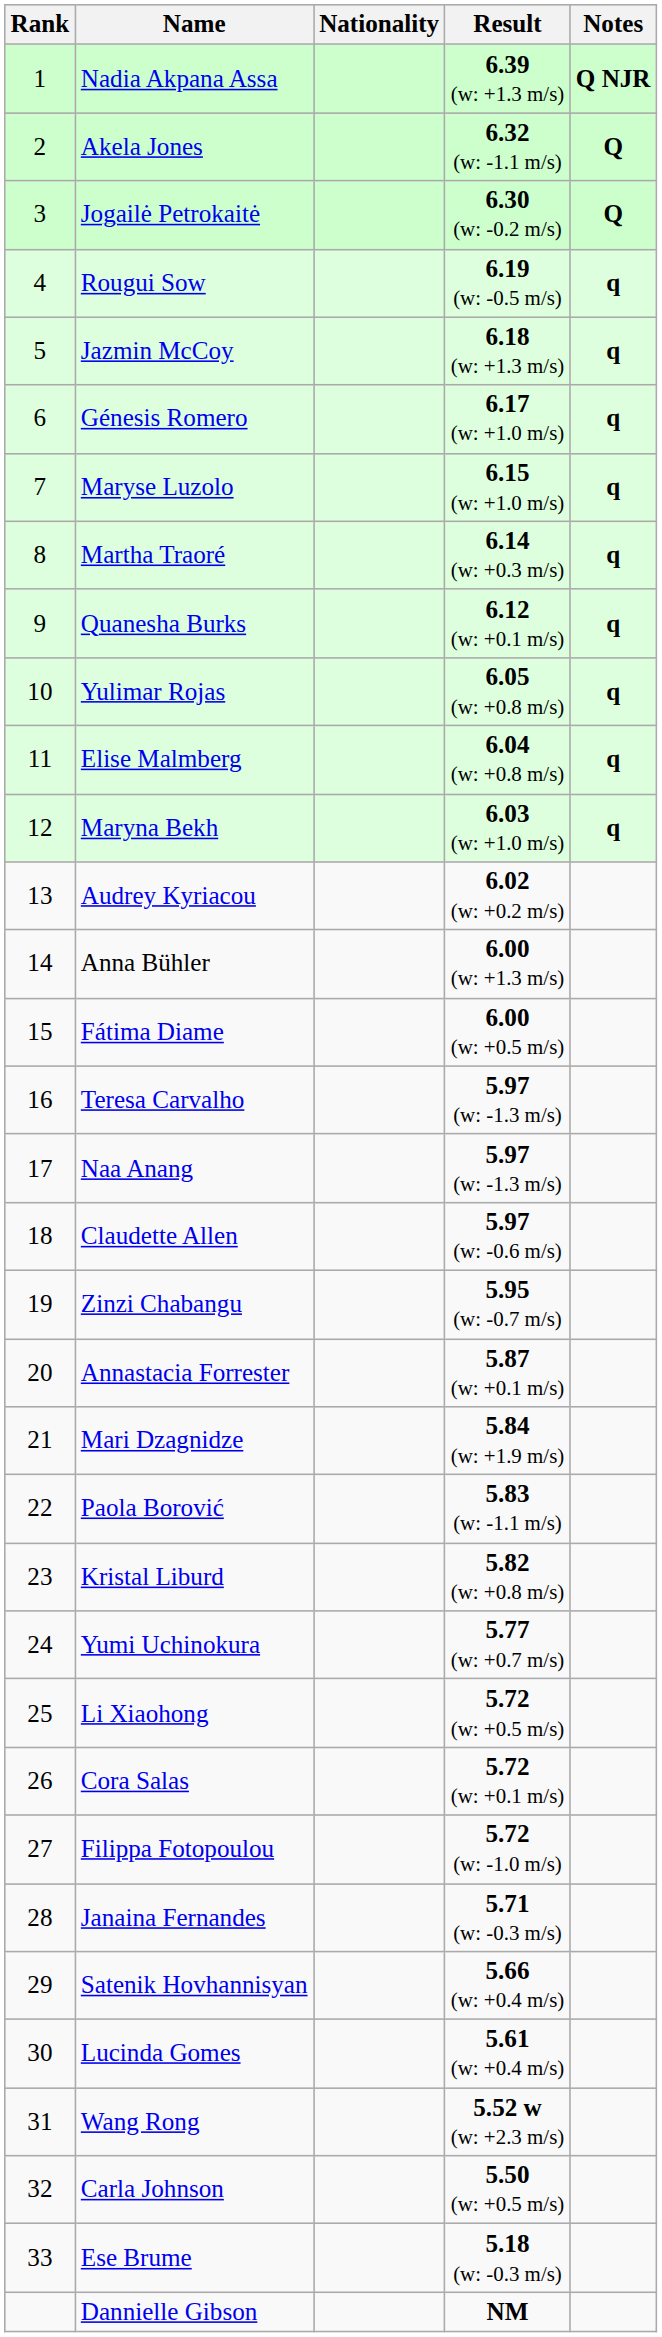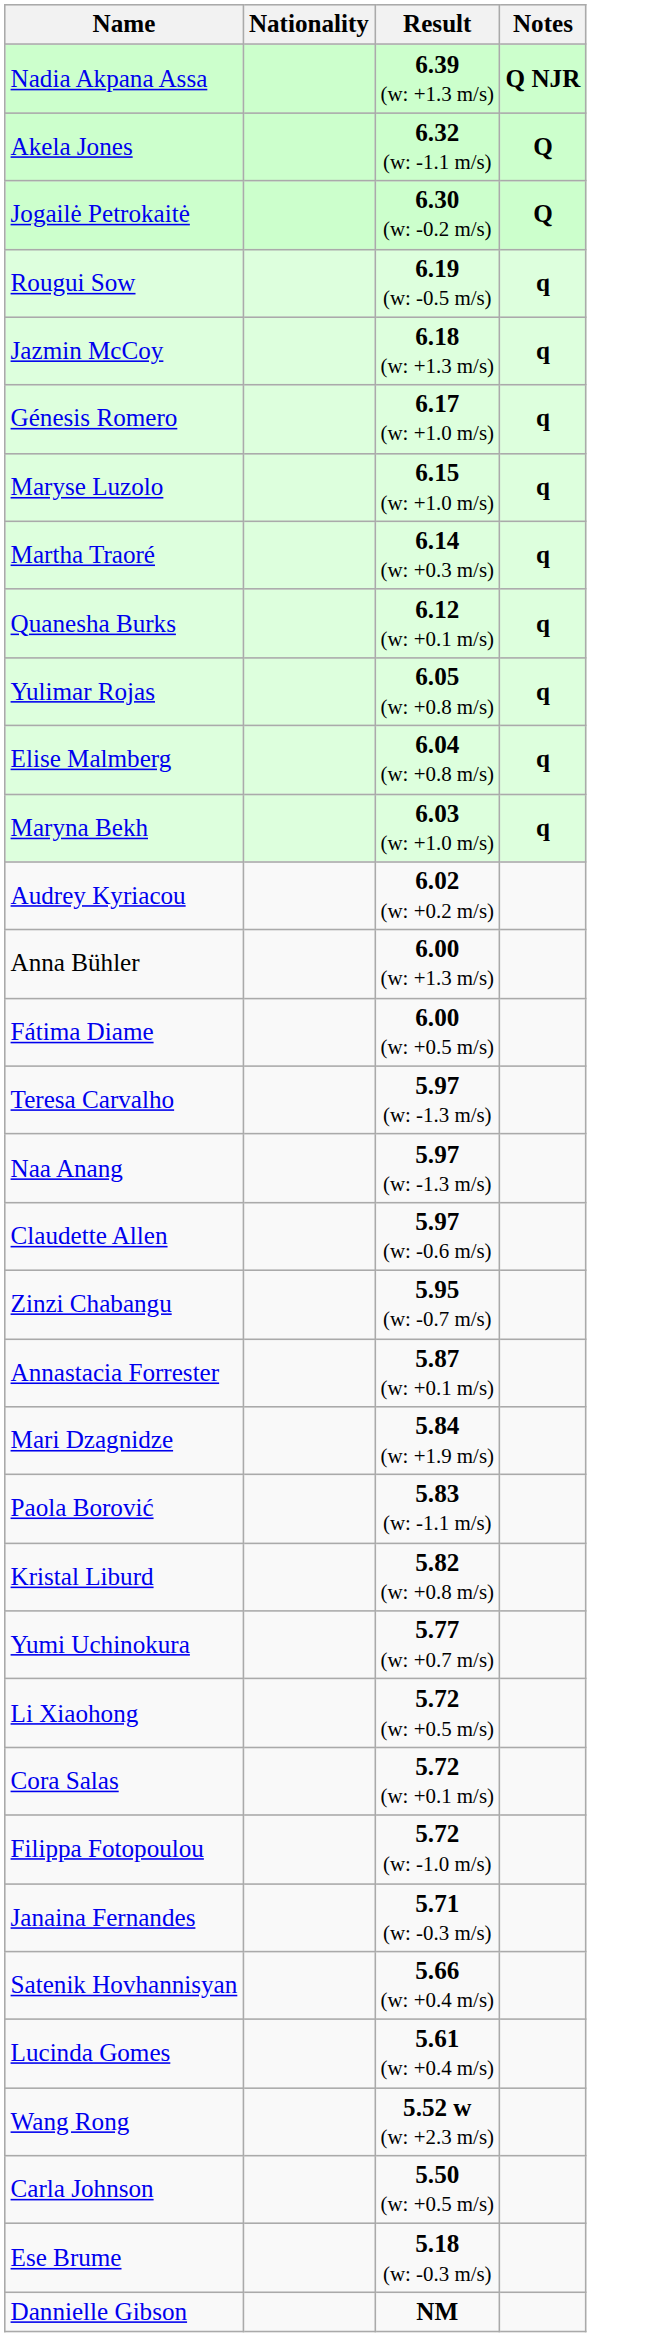- column: (40, 24)
